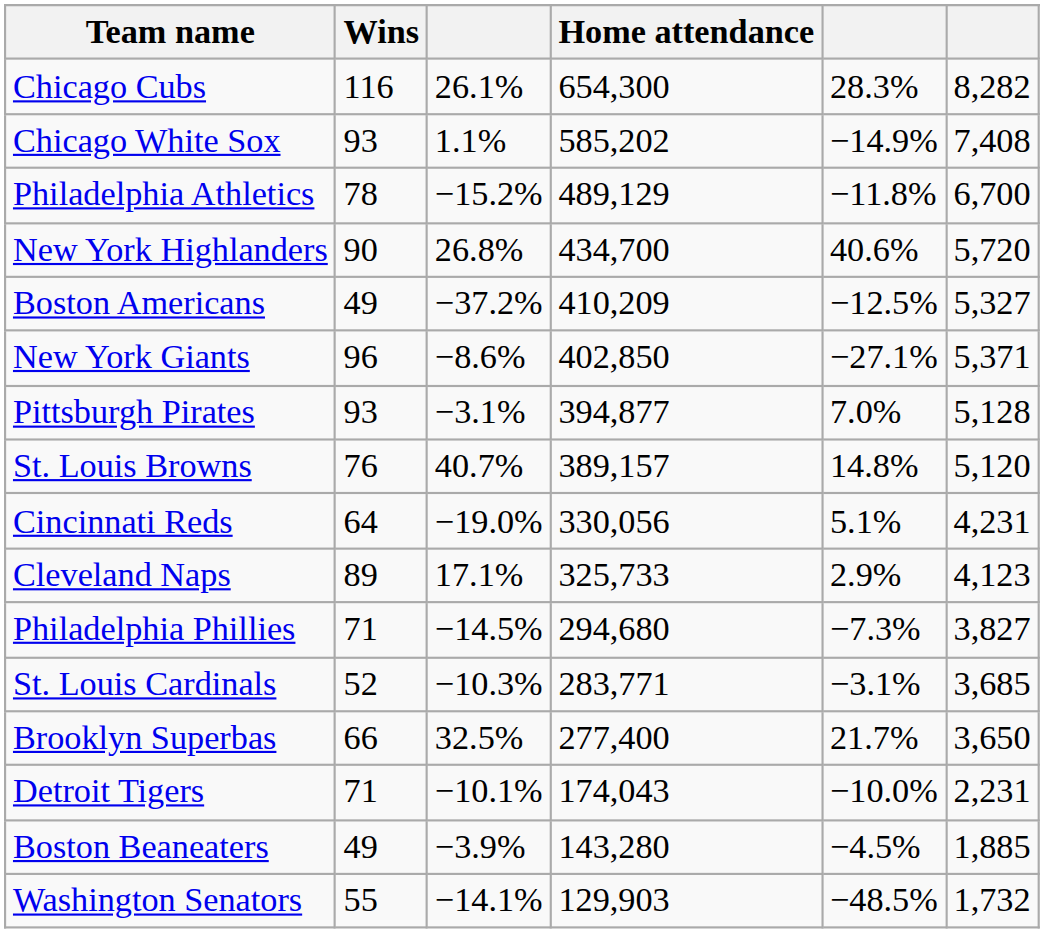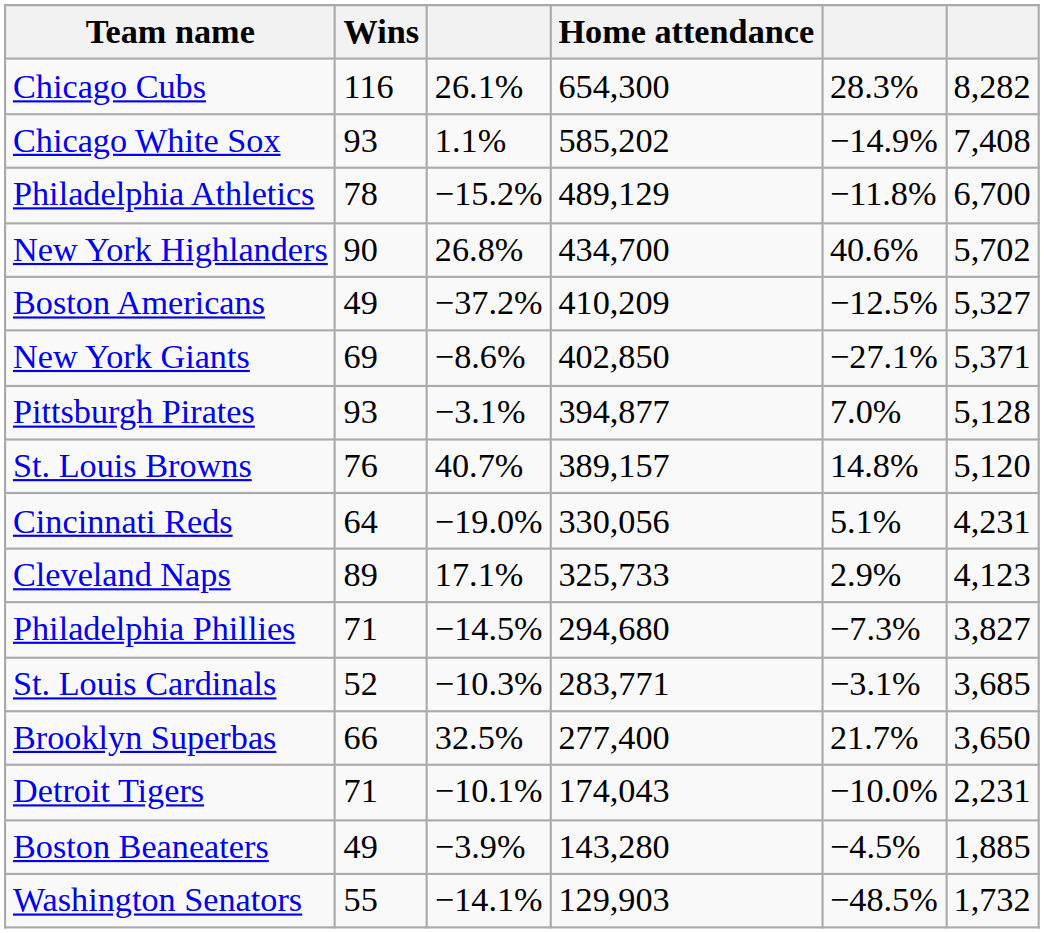(992, 248) 5,720 -> (992, 248) 5,702
(361, 357) 96 -> (361, 357) 69
